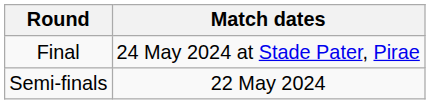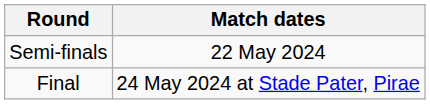rows swapped: (58, 83) <-> (58, 51)
